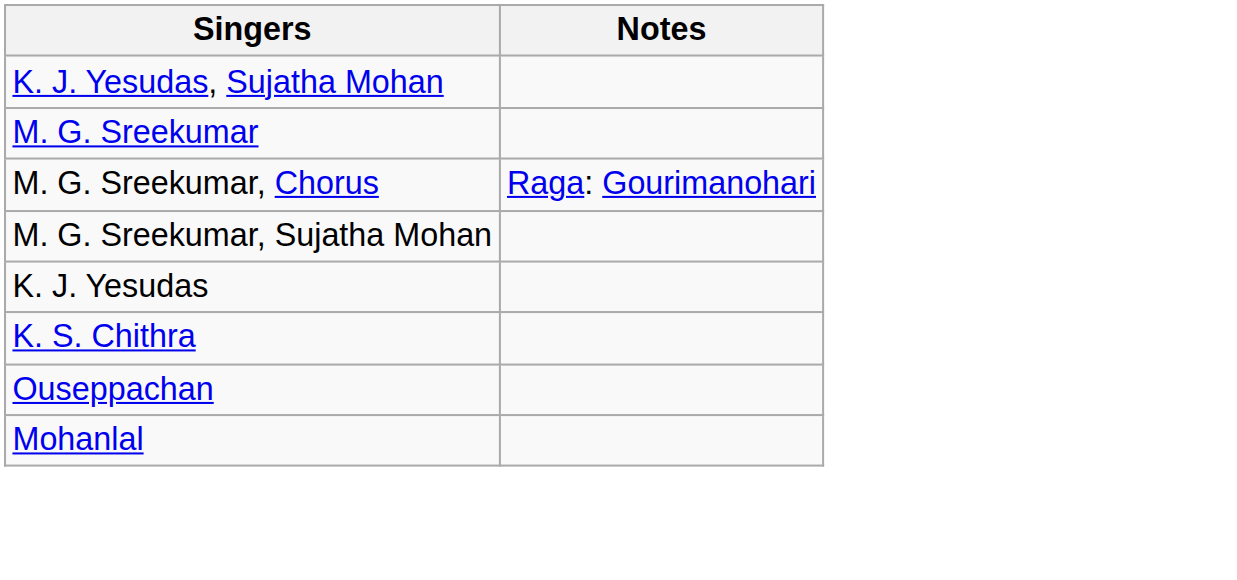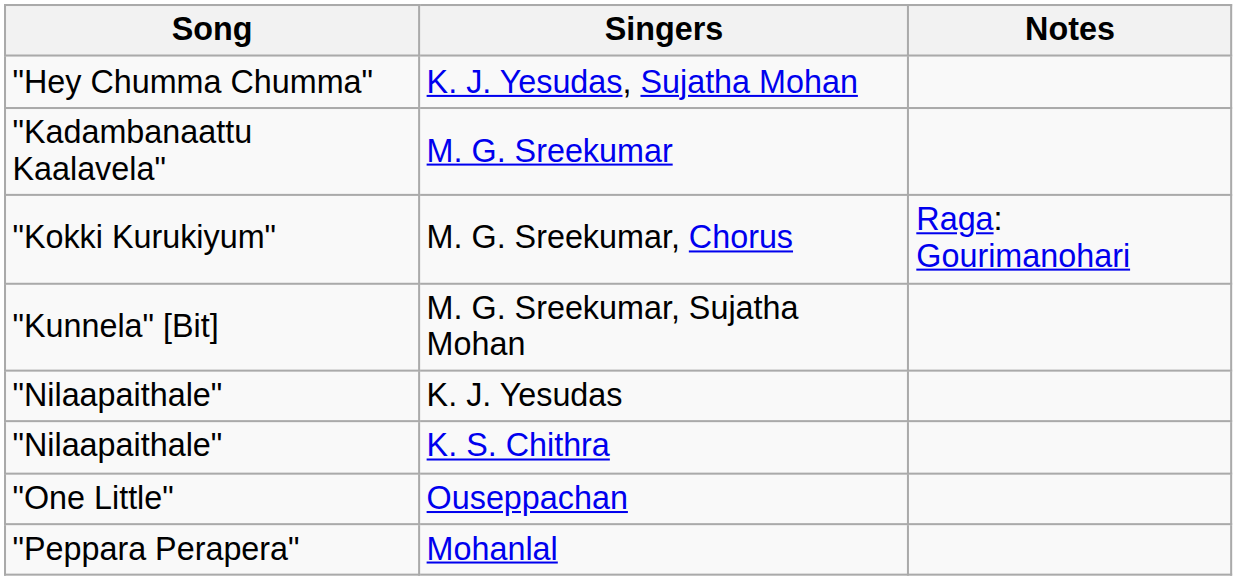+ column: (212, 30)
